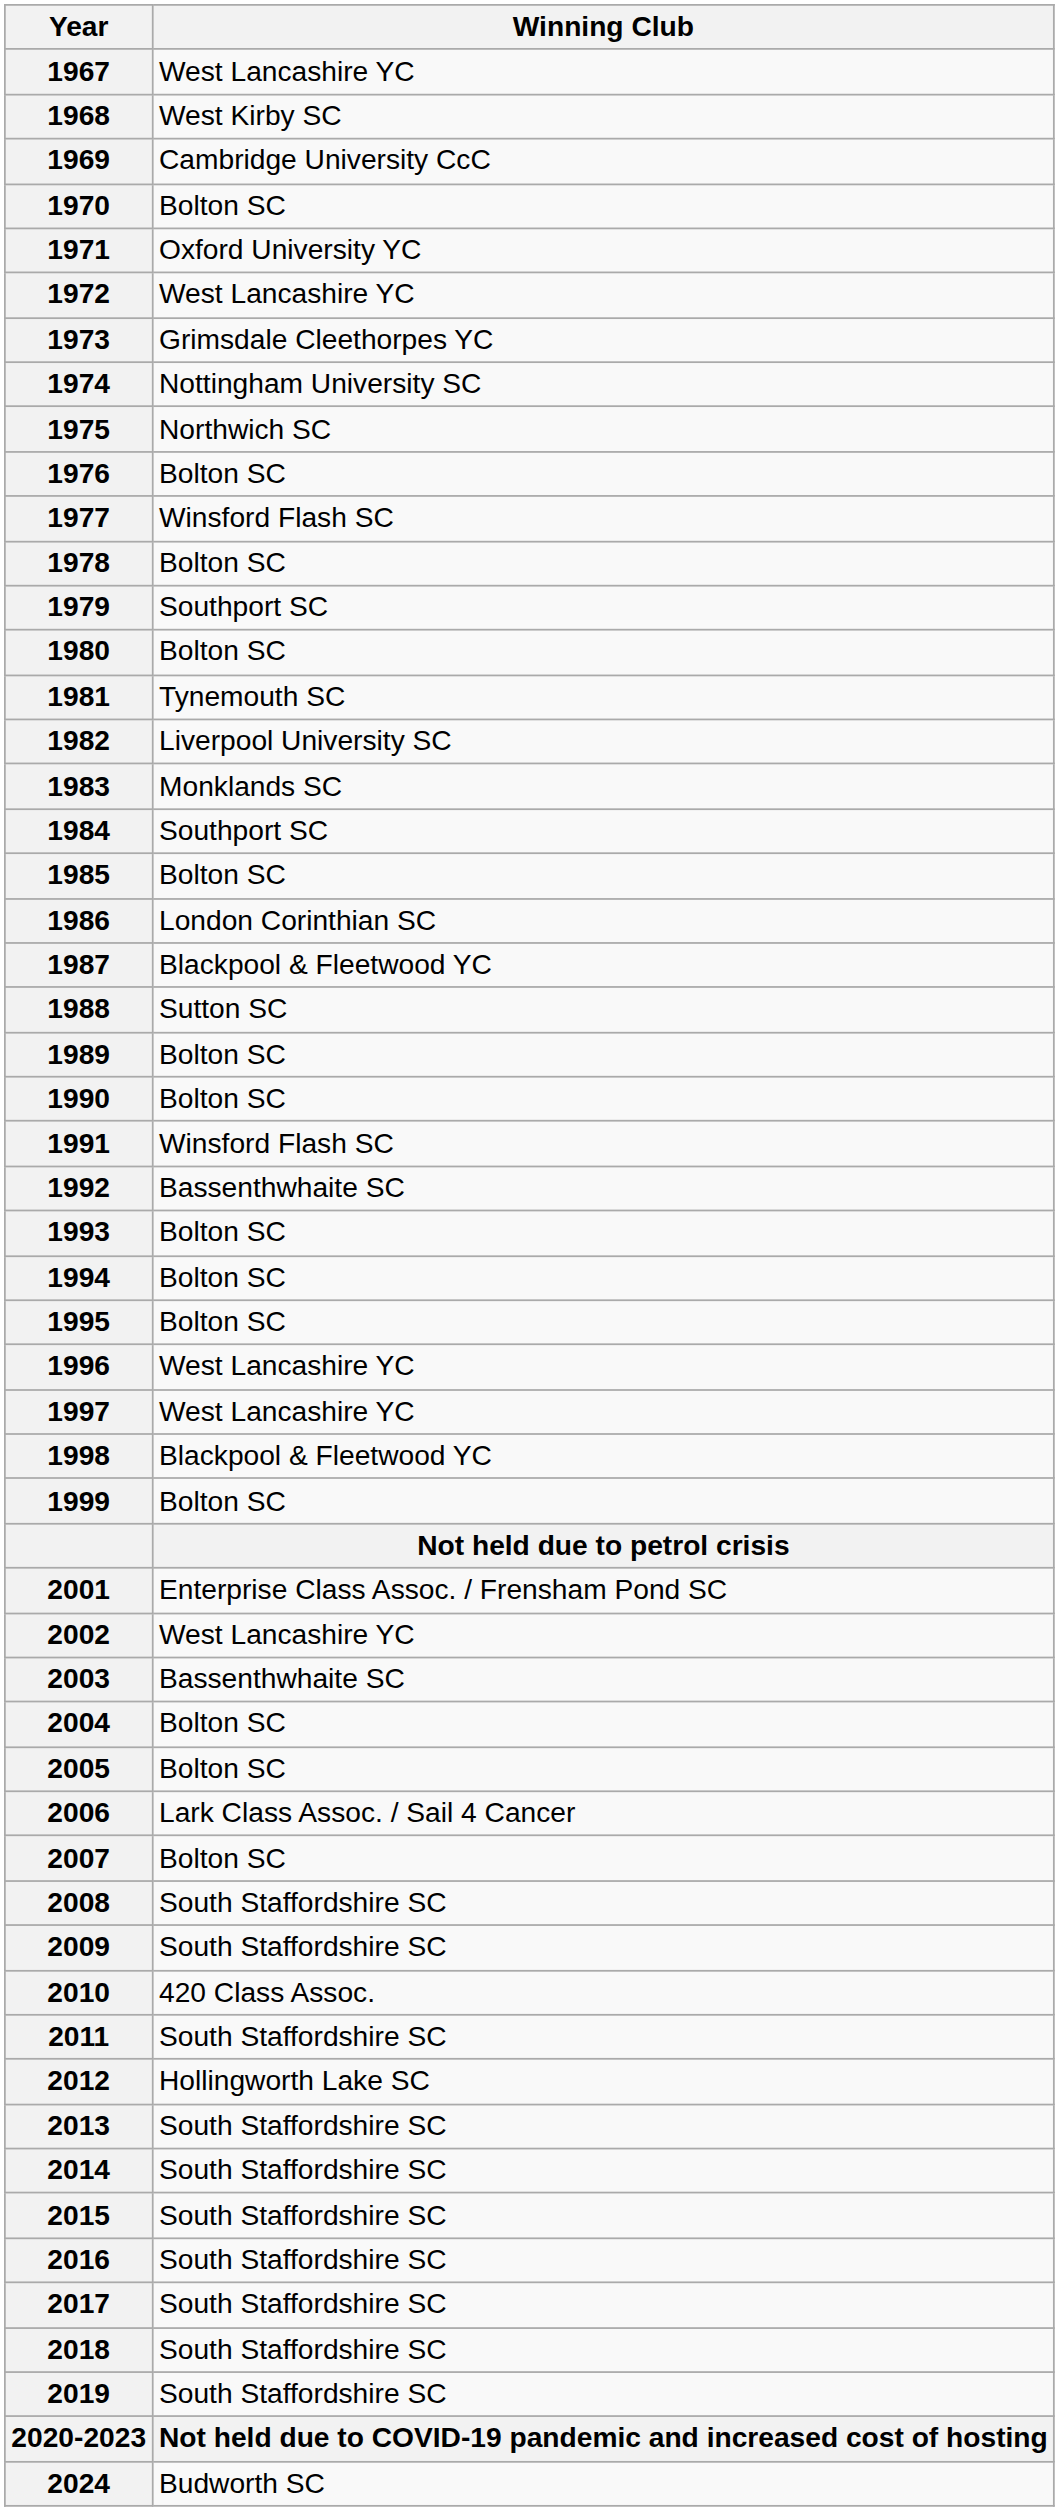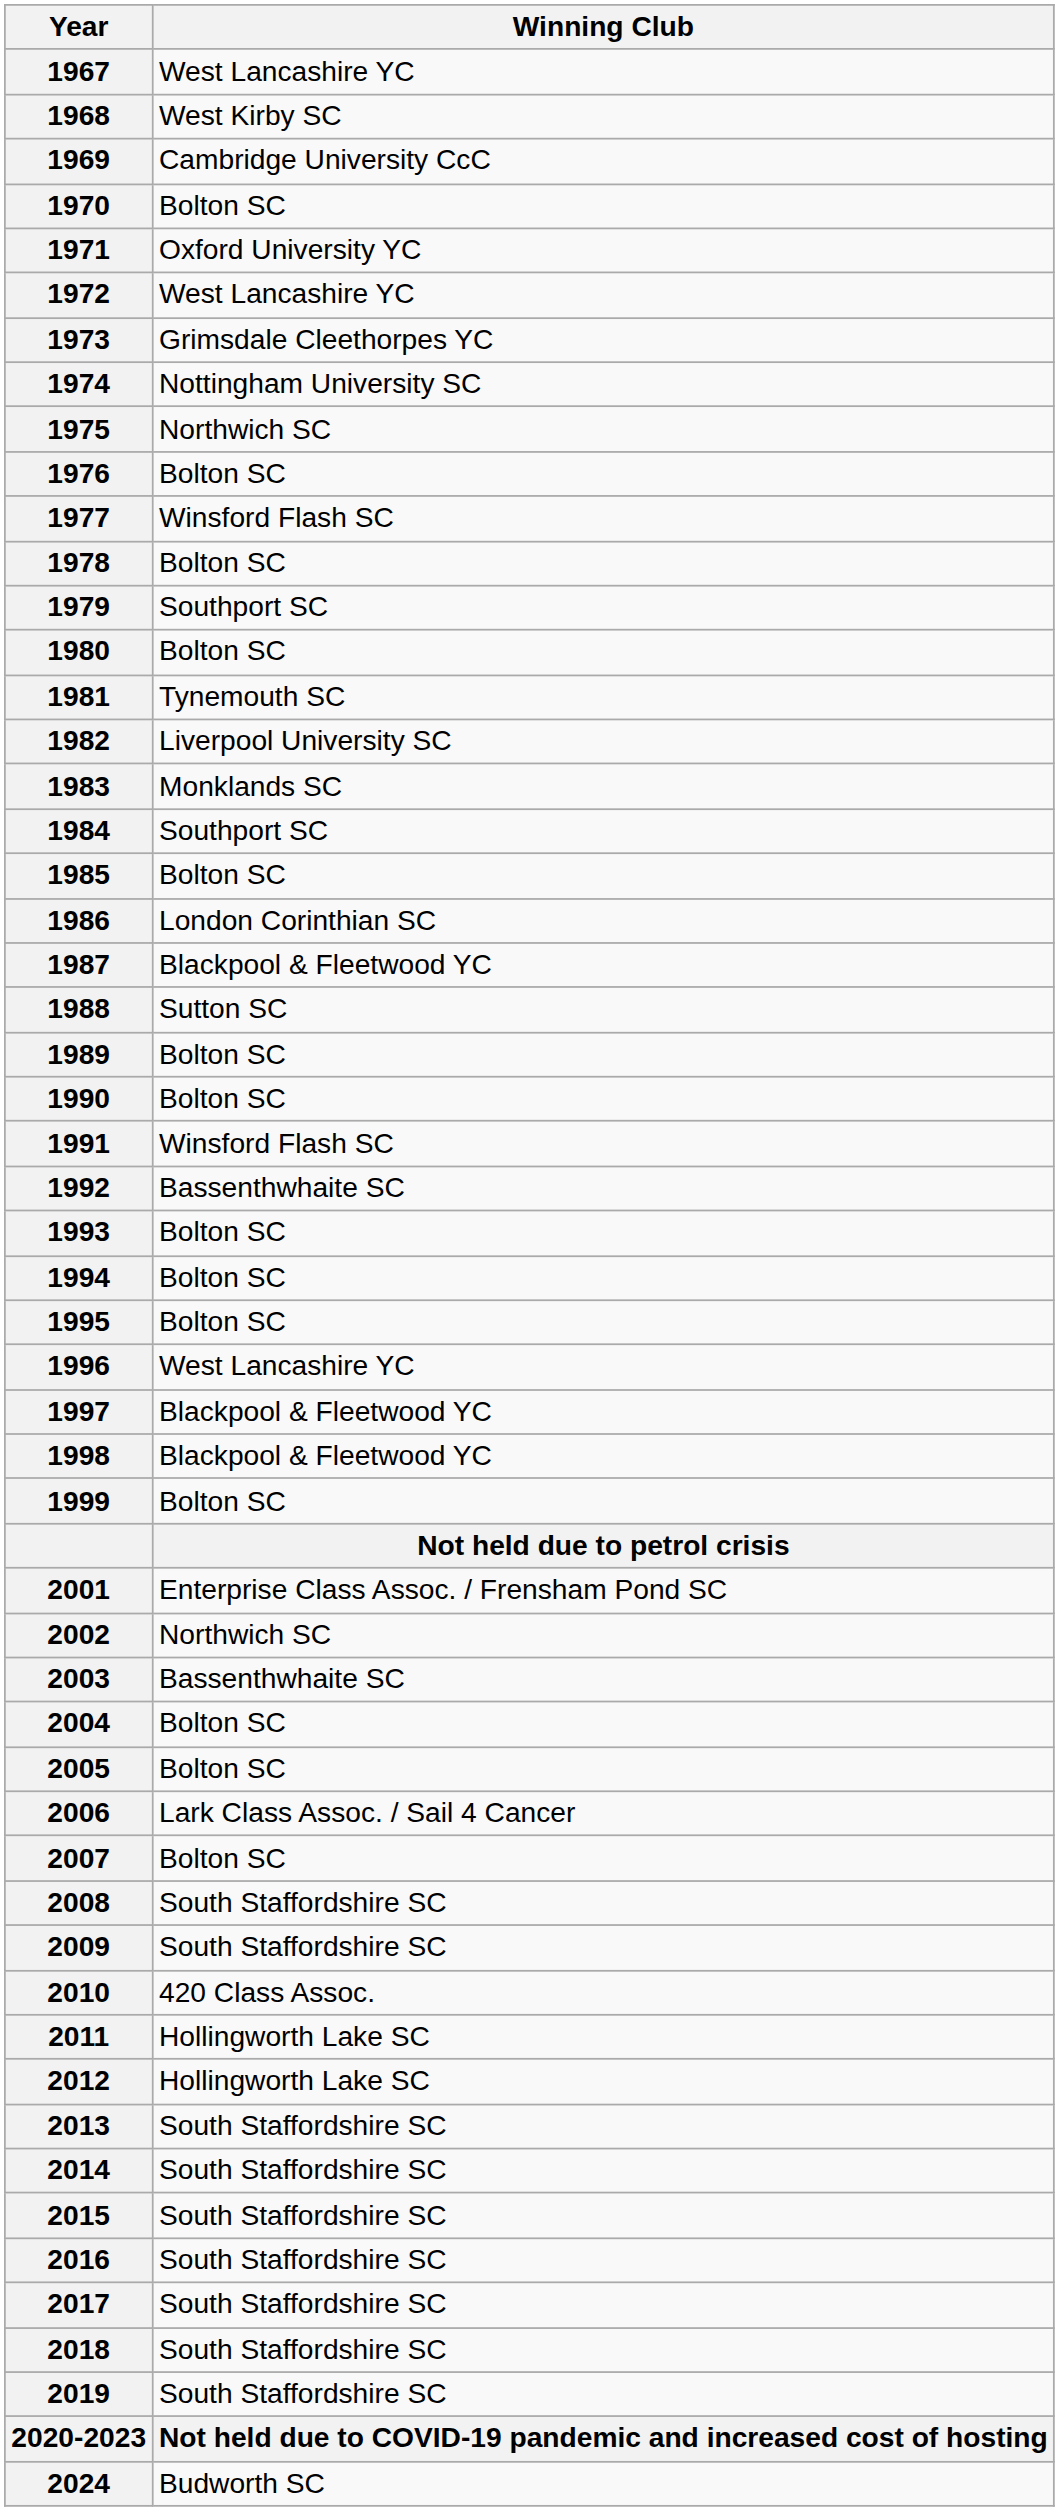(287, 1411) West Lancashire YC -> (325, 1411) Blackpool & Fleetwood YC
(287, 1634) West Lancashire YC -> (245, 1634) Northwich SC
(303, 2036) South Staffordshire SC -> (294, 2036) Hollingworth Lake SC
